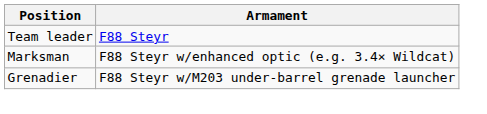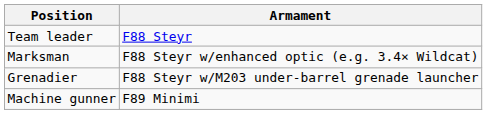+ row: (62, 99)
